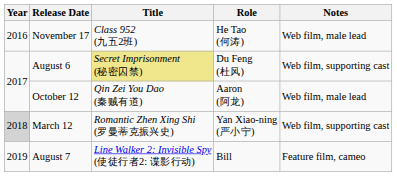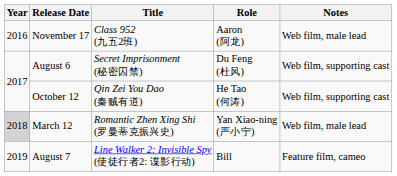(231, 35) He Tao (何涛) -> (230, 35) Aaron (阿龙)
(137, 65) khaki background -> (137, 65) no background
(230, 95) Aaron (阿龙) -> (231, 95) He Tao (何涛)
(324, 96) Web film, male lead -> (336, 96) Web film, supporting cast
(336, 126) Web film, supporting cast -> (324, 126) Web film, male lead
